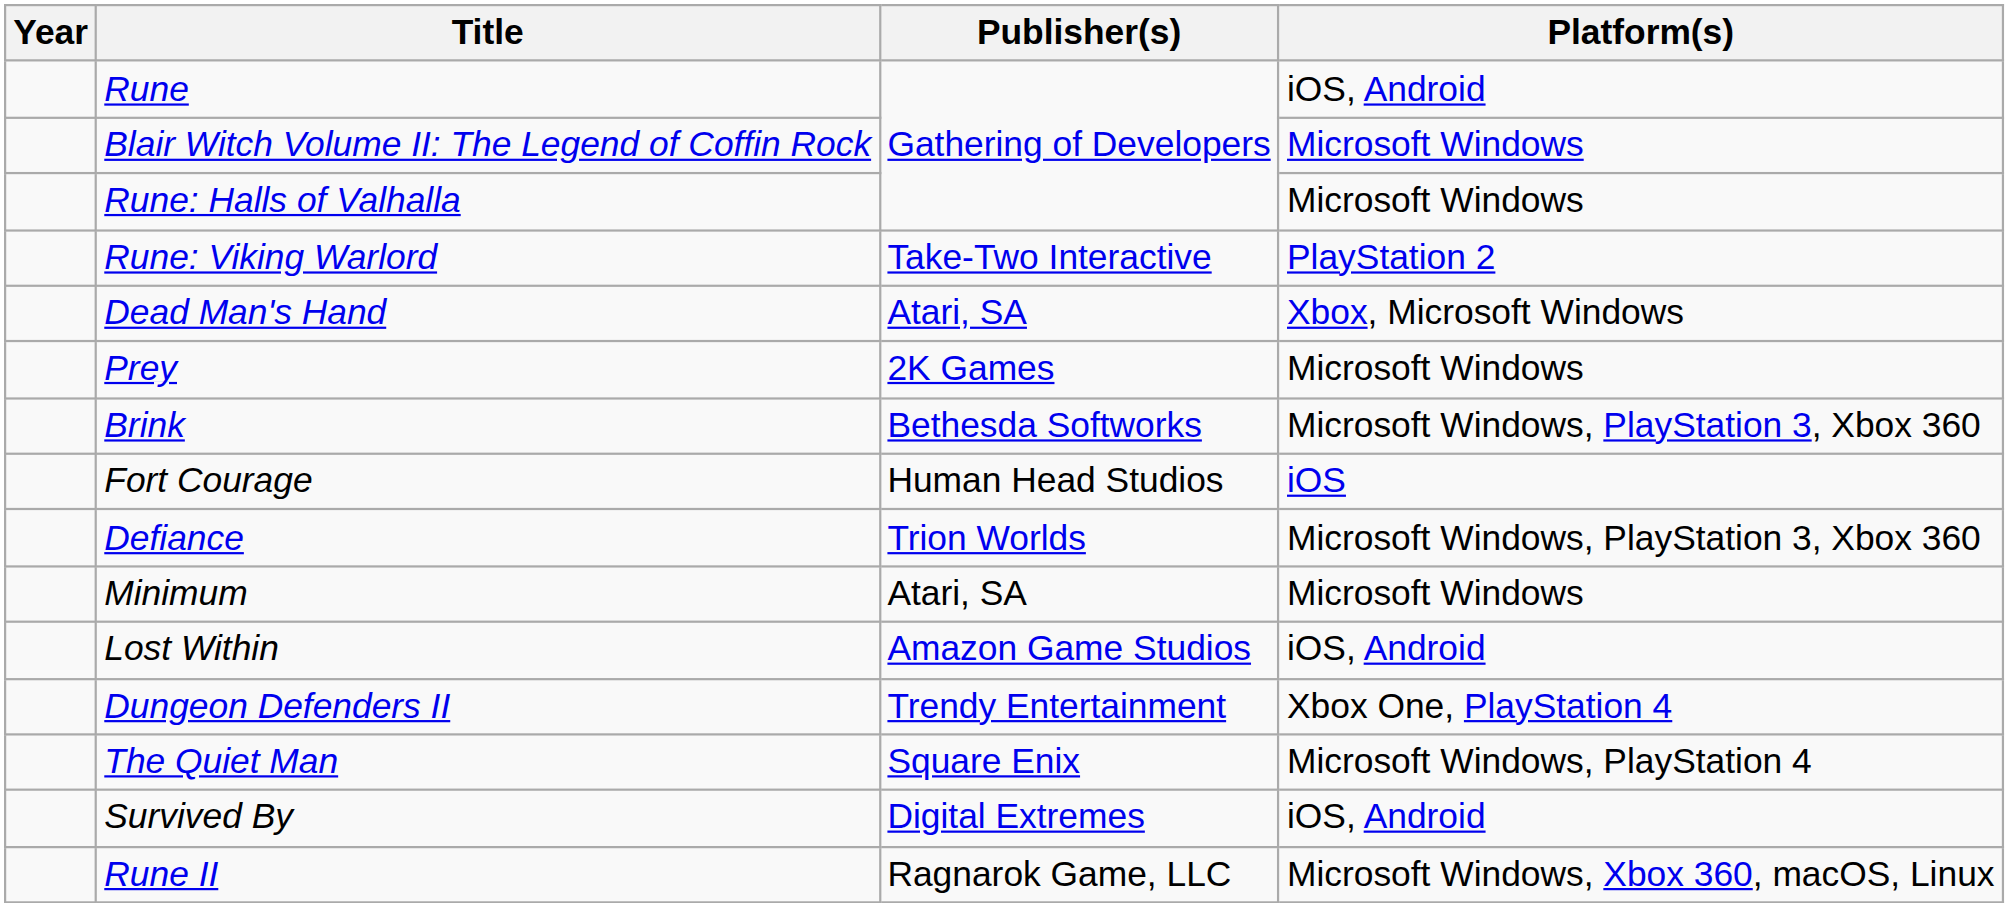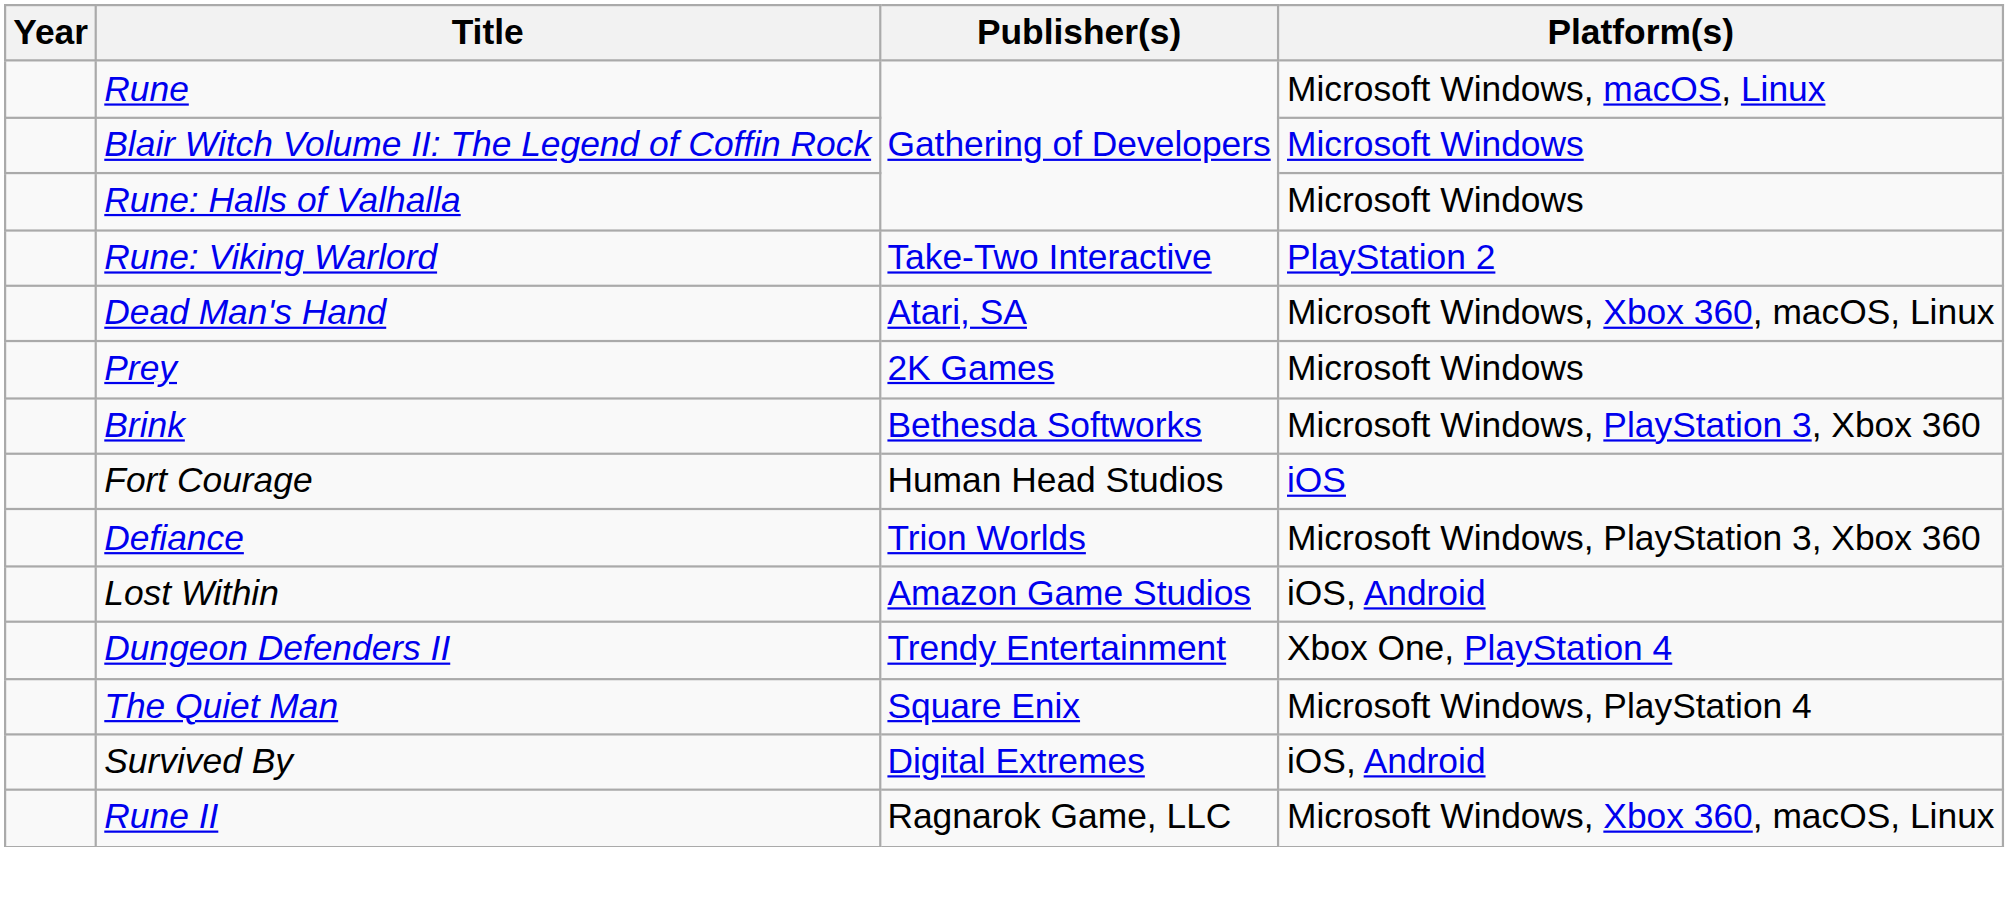(1386, 88) iOS, Android -> (1556, 88) Microsoft Windows, macOS, Linux
(1485, 312) Xbox, Microsoft Windows -> (1641, 312) Microsoft Windows, Xbox 360, macOS, Linux
- row: (176, 593)
